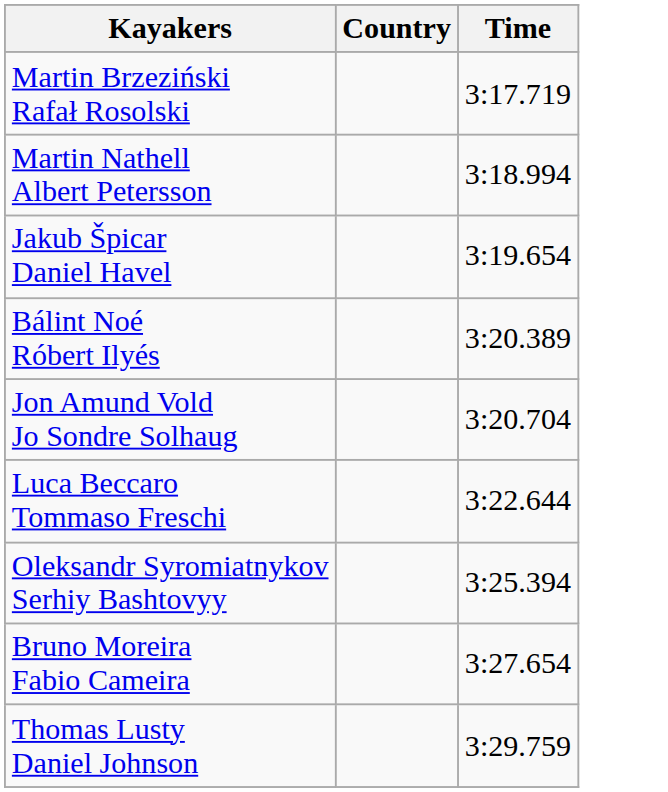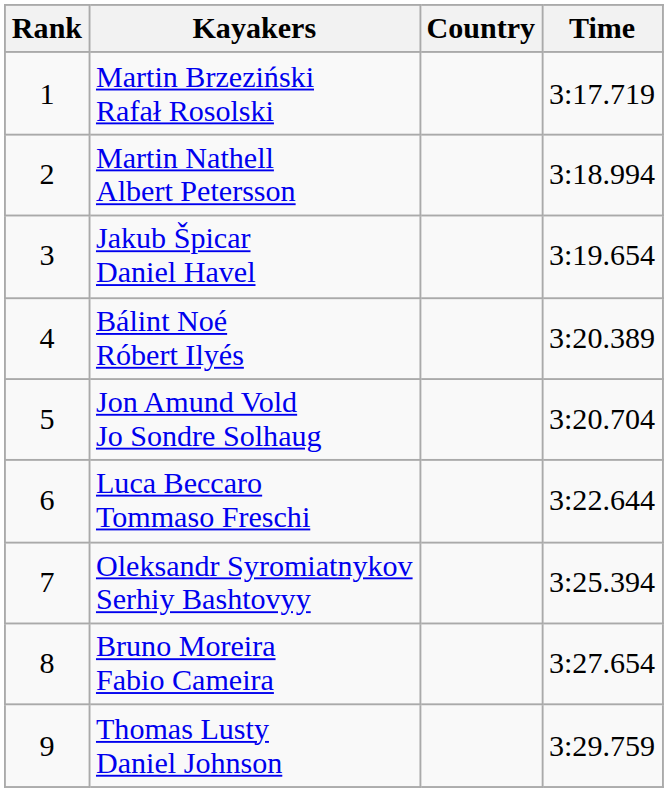+ column: (47, 28)
